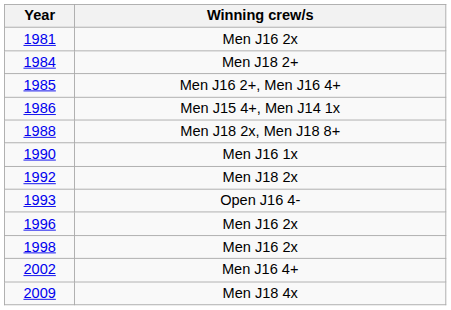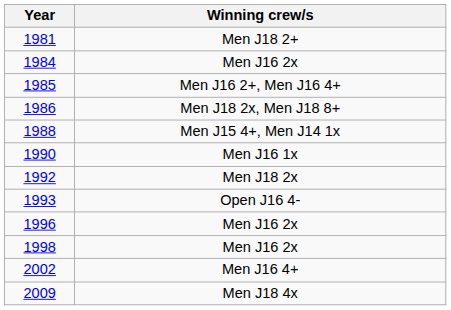(260, 39) Men J16 2x -> (260, 39) Men J18 2+
(260, 62) Men J18 2+ -> (260, 62) Men J16 2x
(260, 108) Men J15 4+, Men J14 1x -> (260, 108) Men J18 2x, Men J18 8+
(260, 131) Men J18 2x, Men J18 8+ -> (260, 131) Men J15 4+, Men J14 1x
